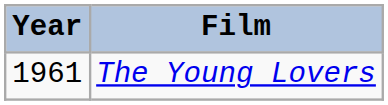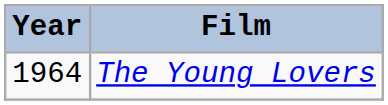(47, 76) 1961 -> (47, 76) 1964
